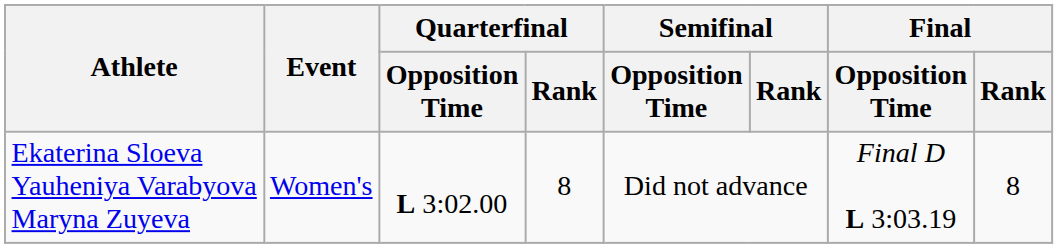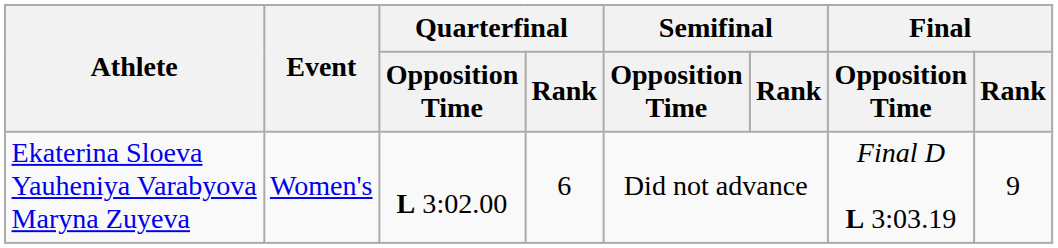(564, 186) 8 -> (564, 186) 6
(1013, 186) 8 -> (1013, 186) 9
